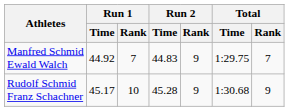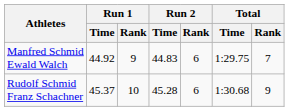(133, 58) 7 -> (133, 58) 9
(196, 58) 9 -> (196, 58) 6
(102, 90) 45.17 -> (102, 90) 45.37
(196, 90) 9 -> (196, 90) 6
